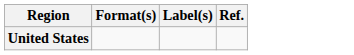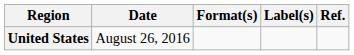+ column: (143, 15)
